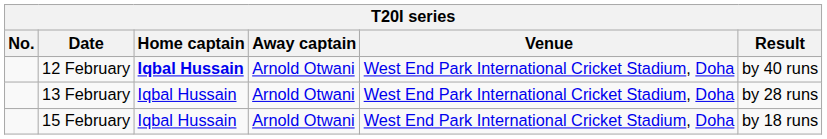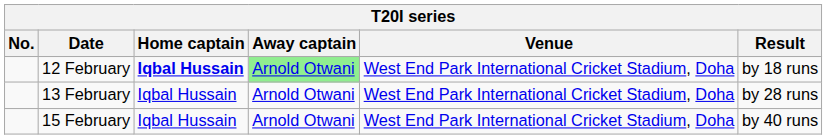(303, 69) no background -> (303, 69) lightgreen background
(780, 69) by 40 runs -> (780, 69) by 18 runs
(780, 120) by 18 runs -> (780, 120) by 40 runs
